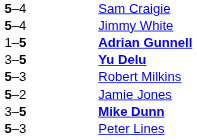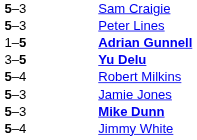(15, 8) 5–4 -> (15, 8) 5–3
rows swapped: (136, 25) <-> (131, 129)
(15, 77) 5–3 -> (15, 77) 5–4
(15, 94) 5–2 -> (15, 94) 5–3
(15, 111) 3–5 -> (15, 111) 5–3
